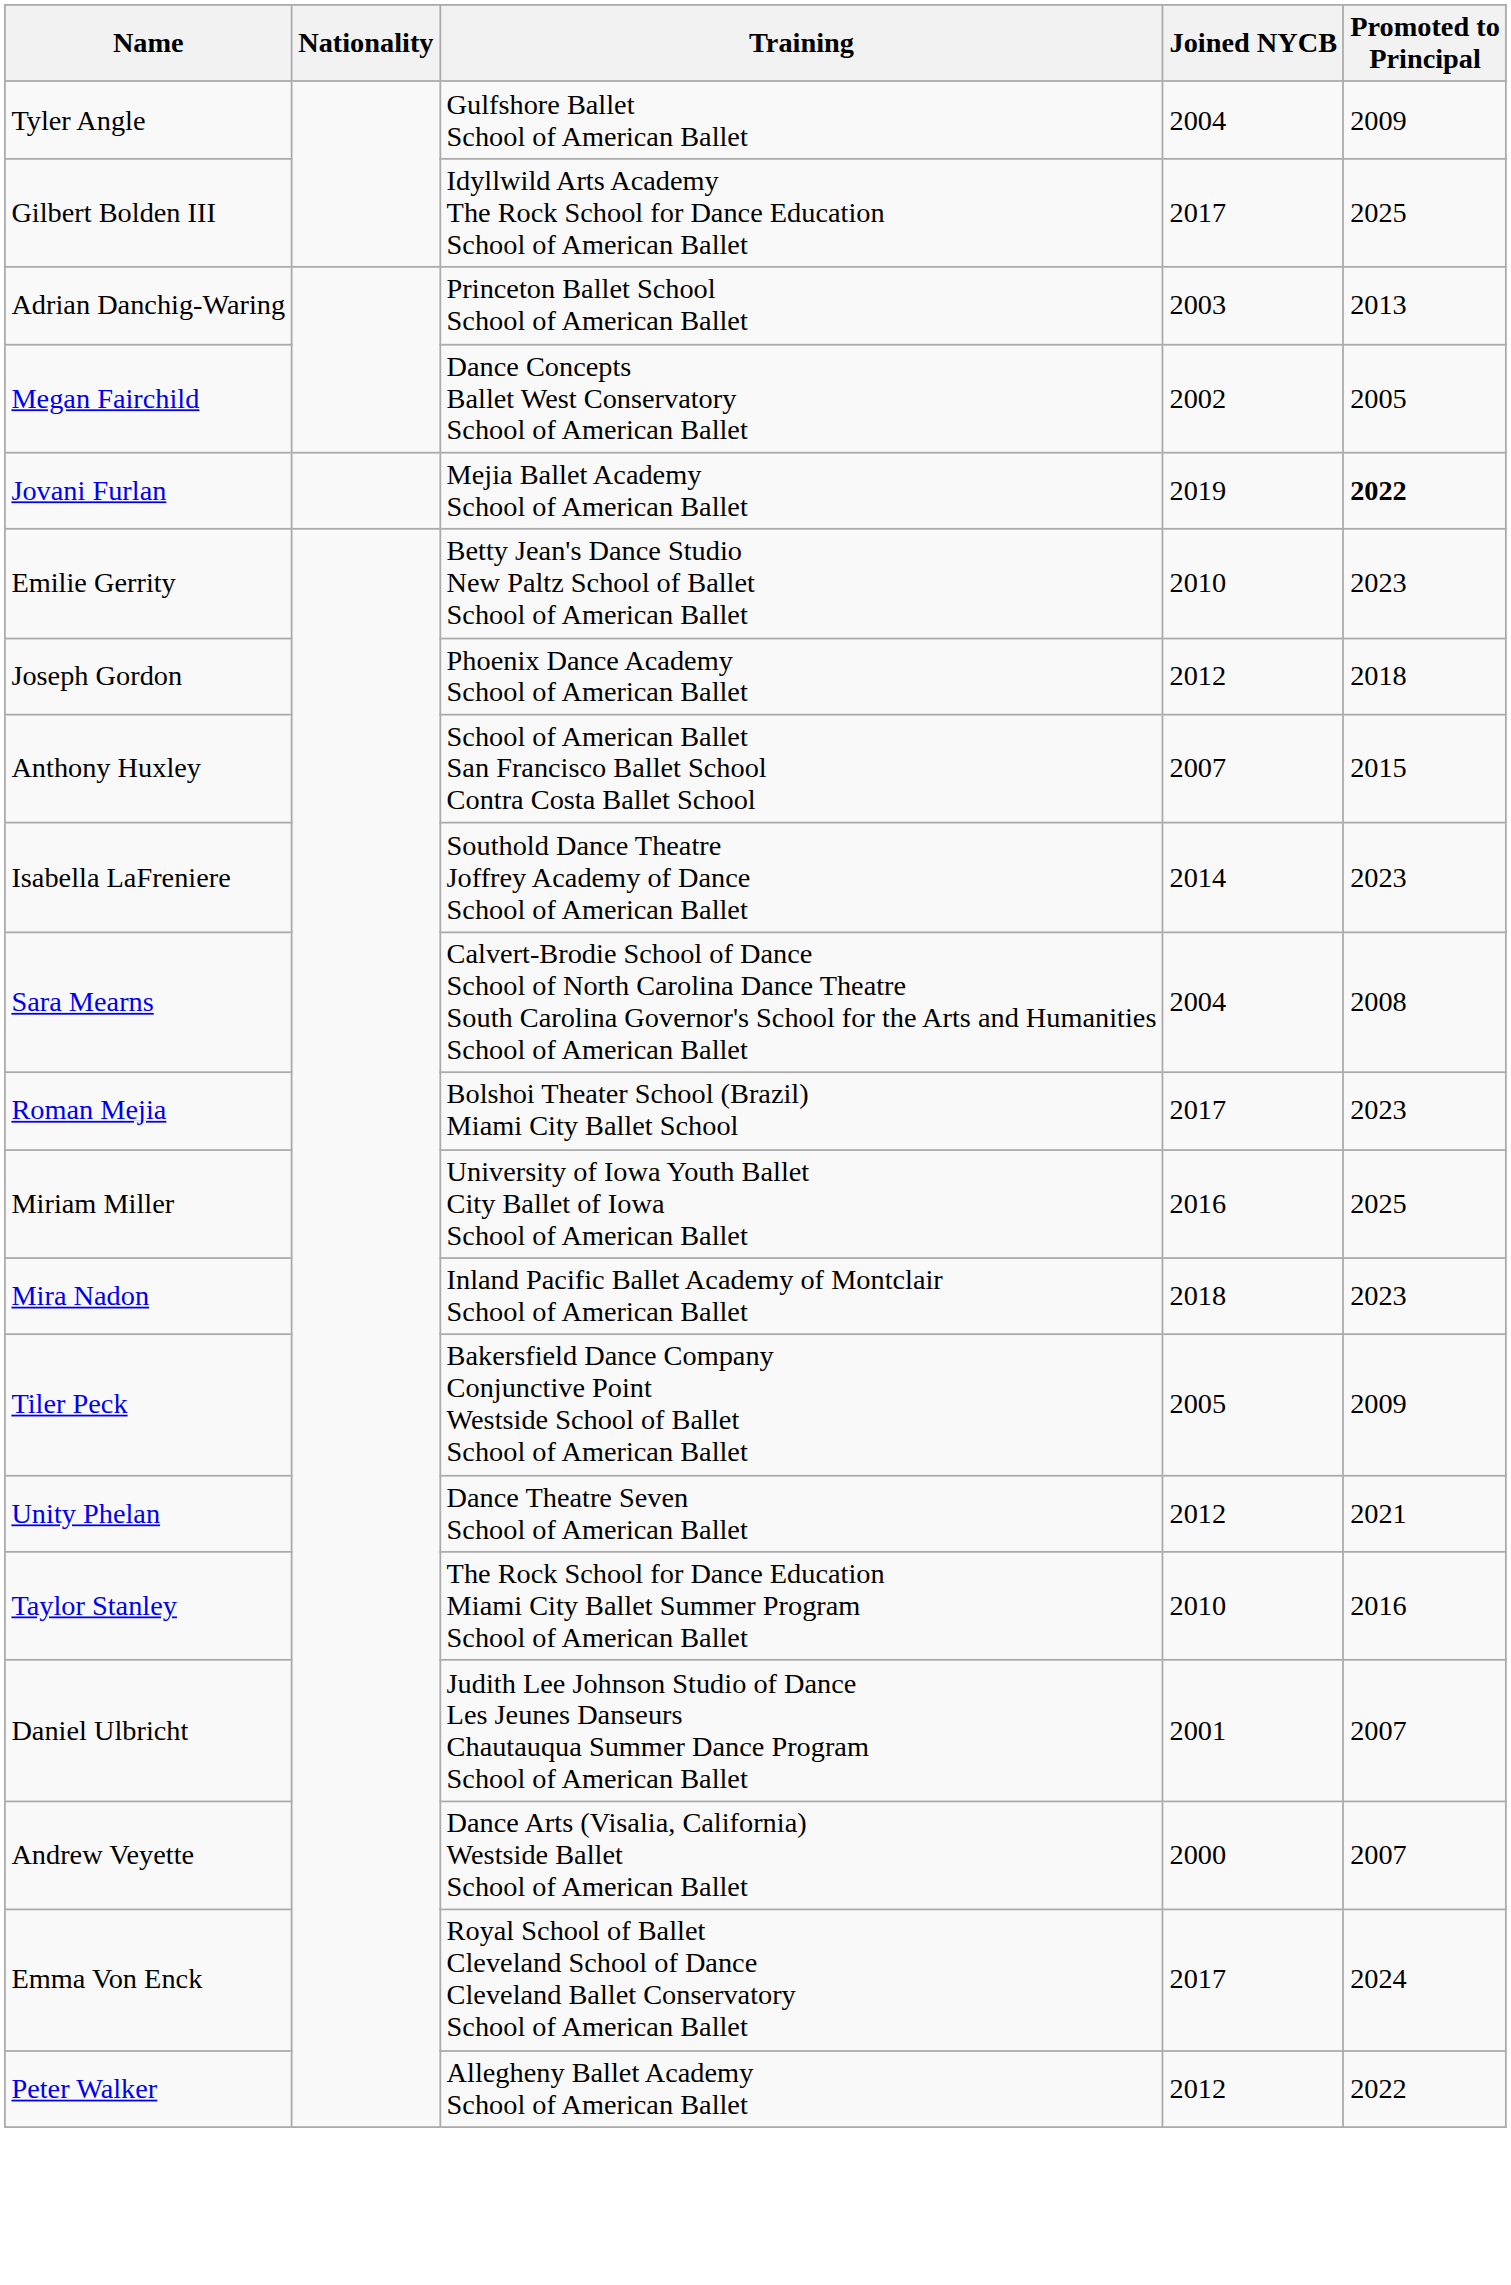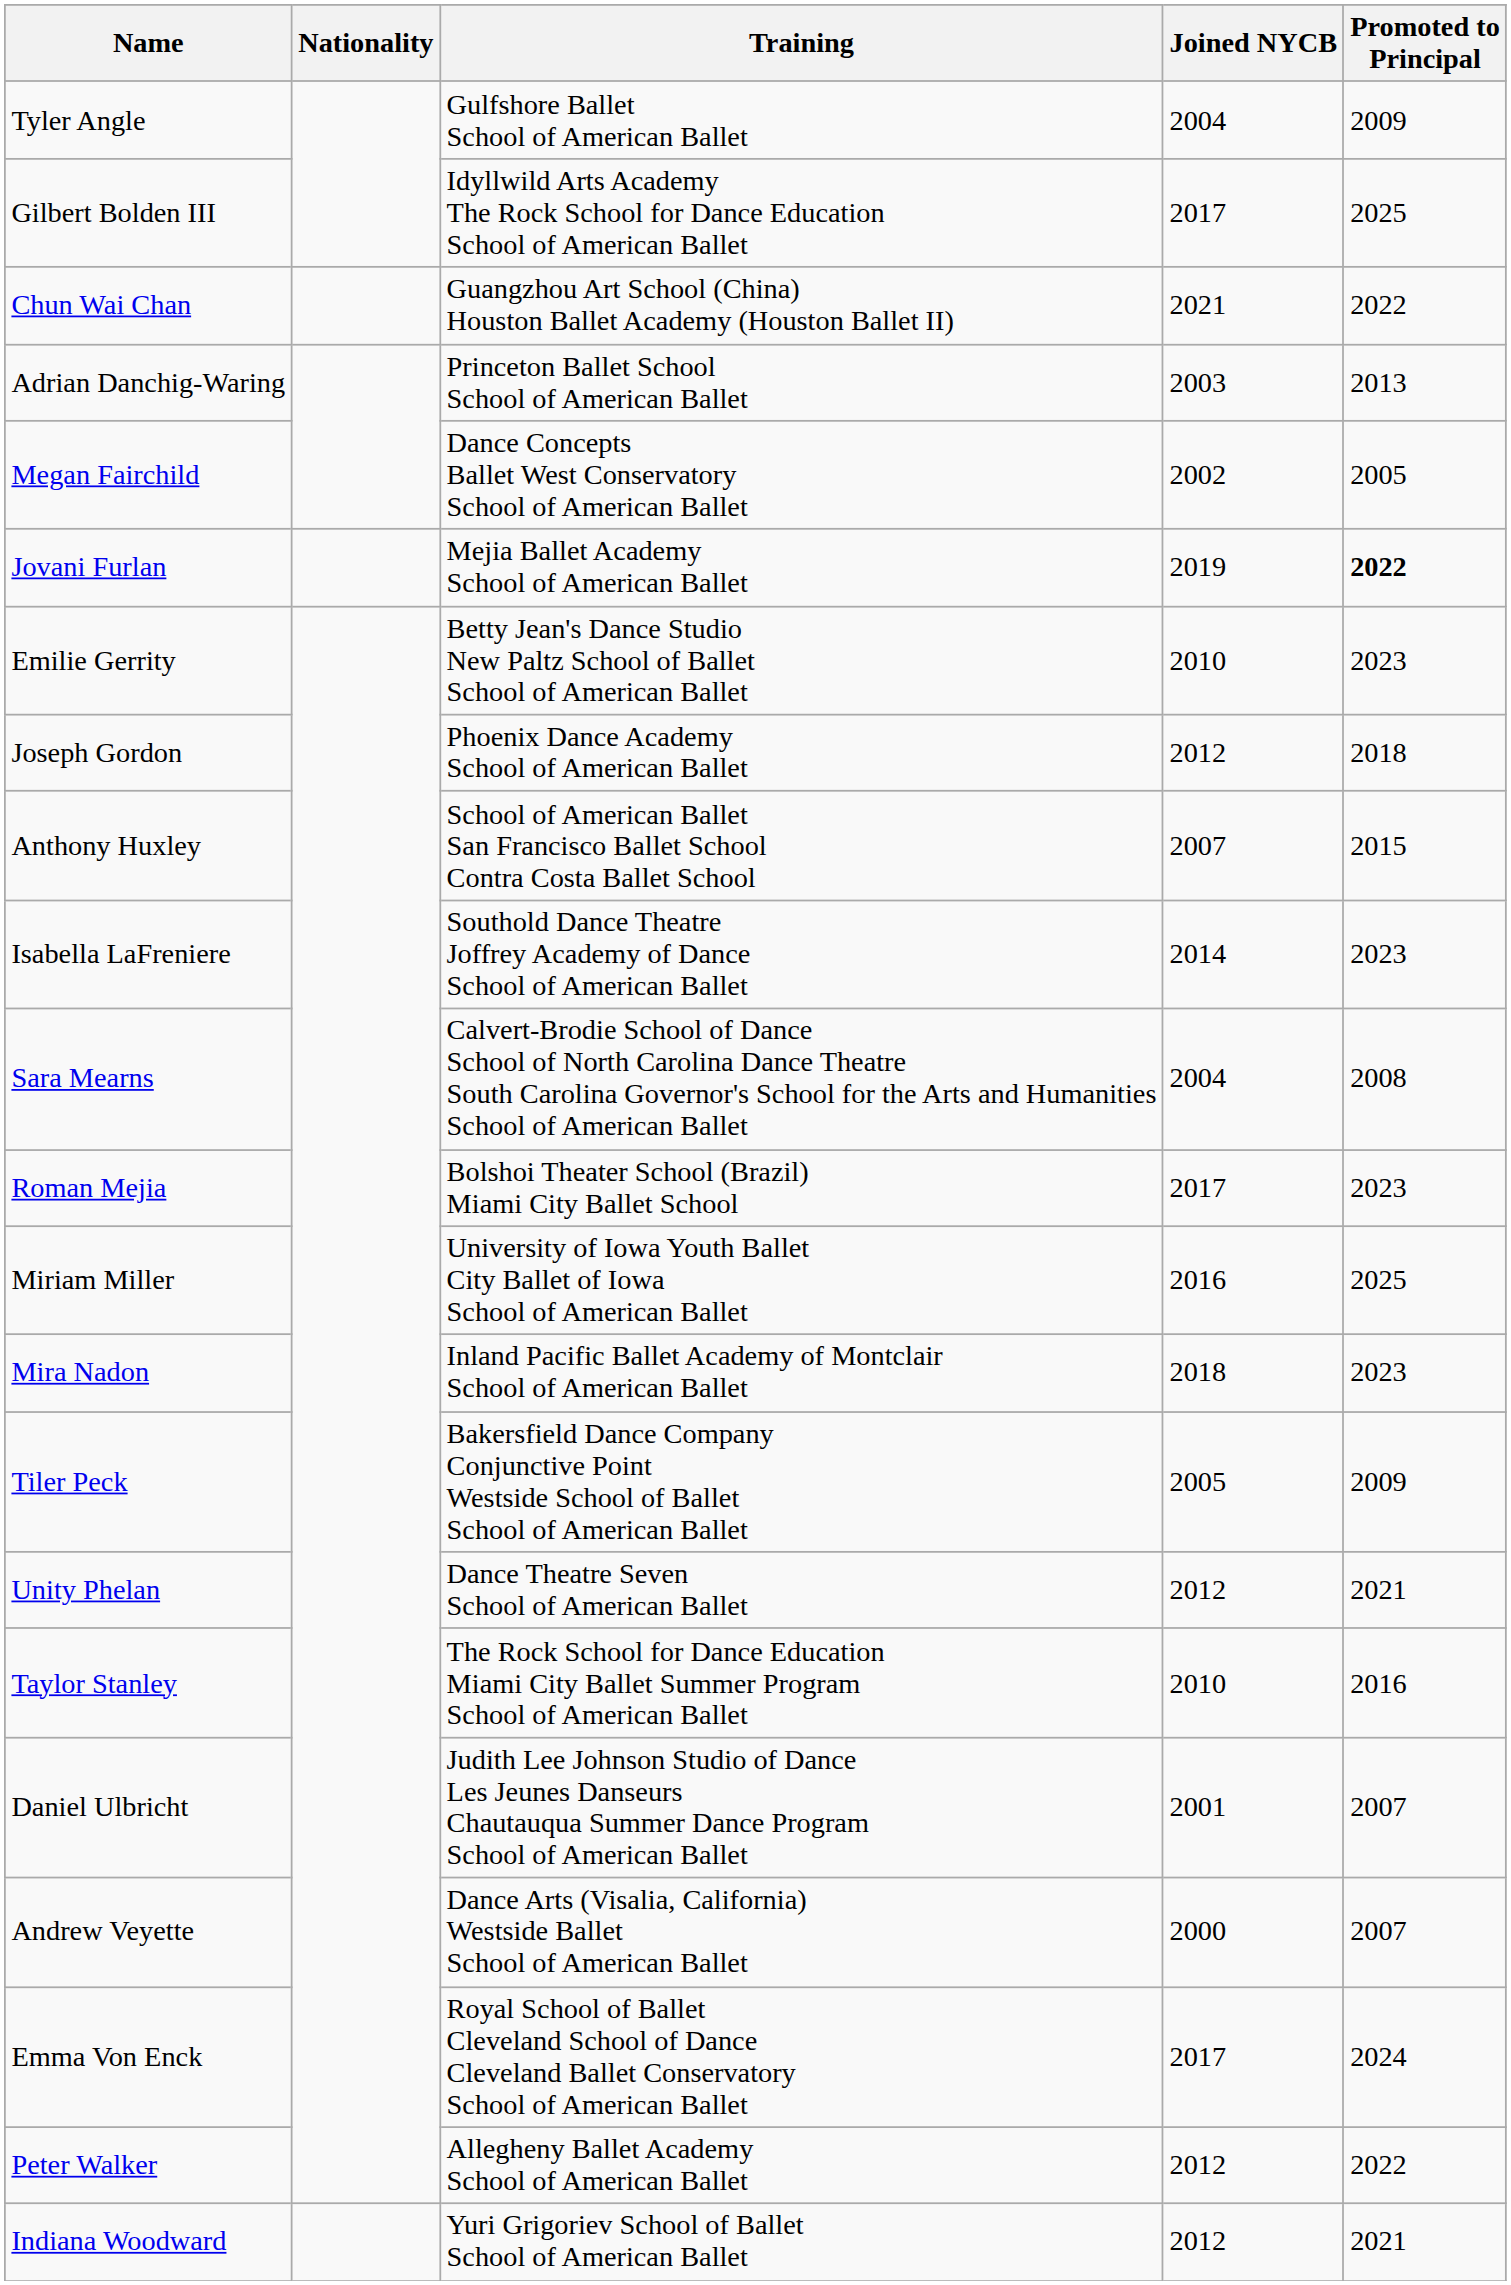+ row: (101, 305)
+ row: (119, 2241)
